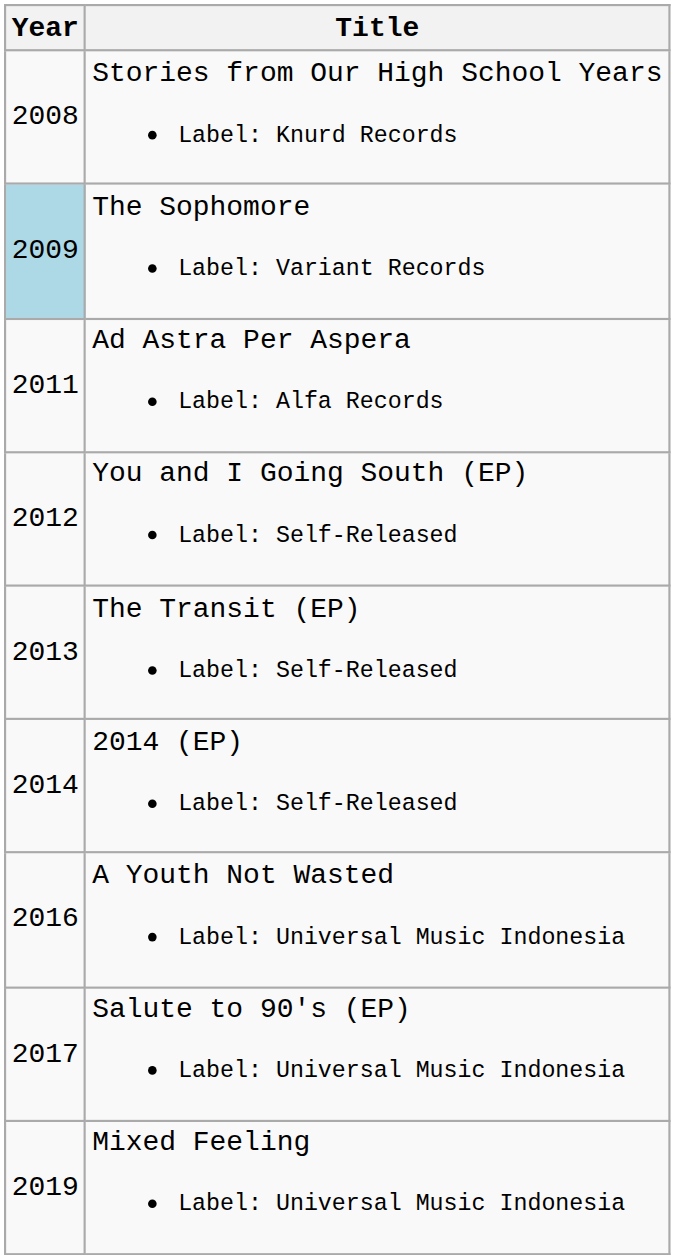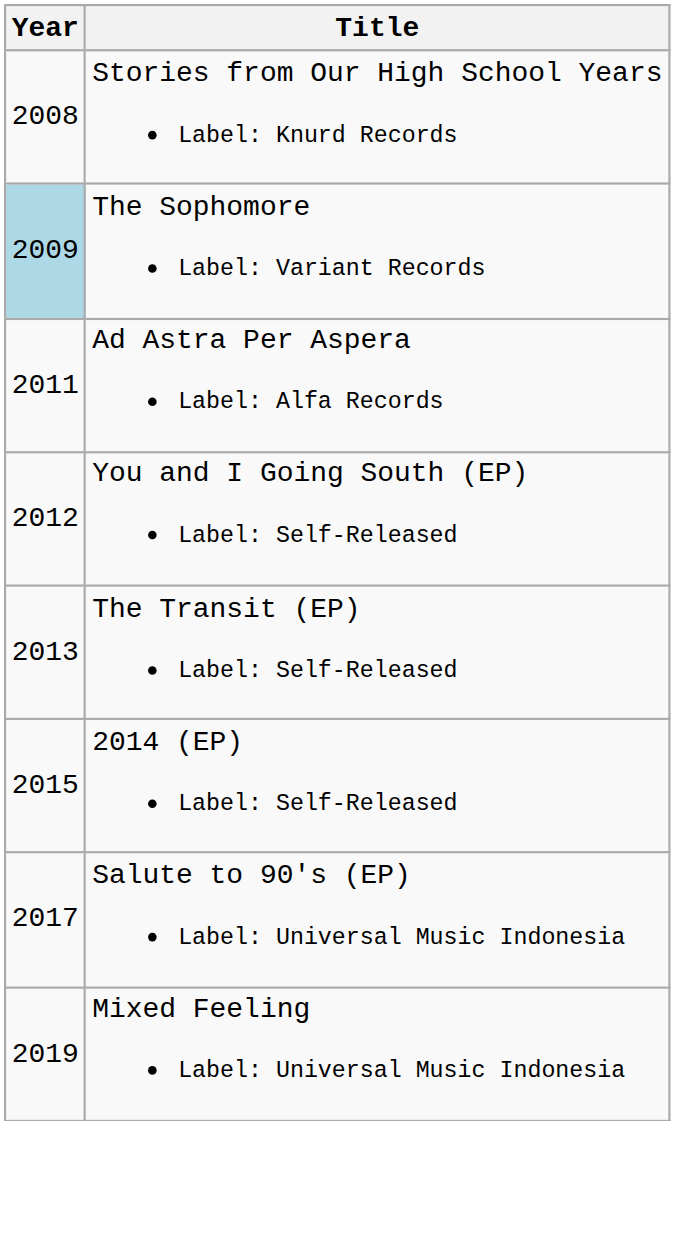(45, 786) 2014 -> (45, 786) 2015
- row: (377, 906)
